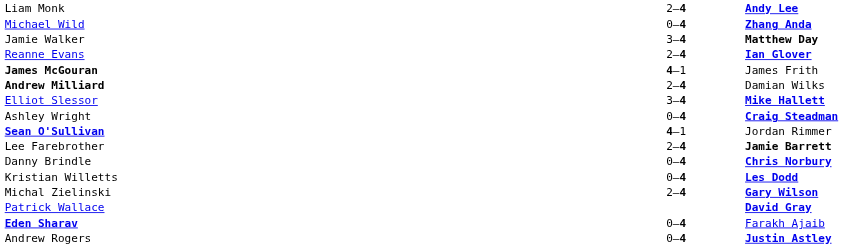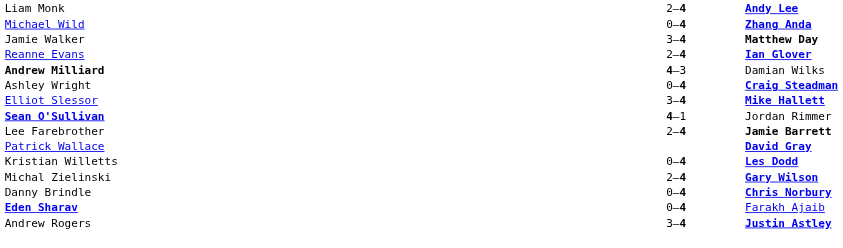- row: (51, 70)
(676, 85) 2–4 -> (676, 70) 4–3
rows swapped: (48, 116) <-> (51, 100)
rows swapped: (55, 208) <-> (48, 162)
(676, 238) 0–4 -> (676, 223) 3–4
